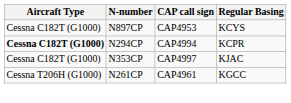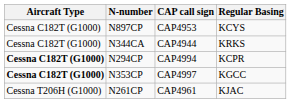+ row: (126, 43)
(54, 59) normal -> (55, 75) bold
(231, 59) KJAC -> (232, 75) KGCC
(232, 75) KGCC -> (231, 91) KJAC
